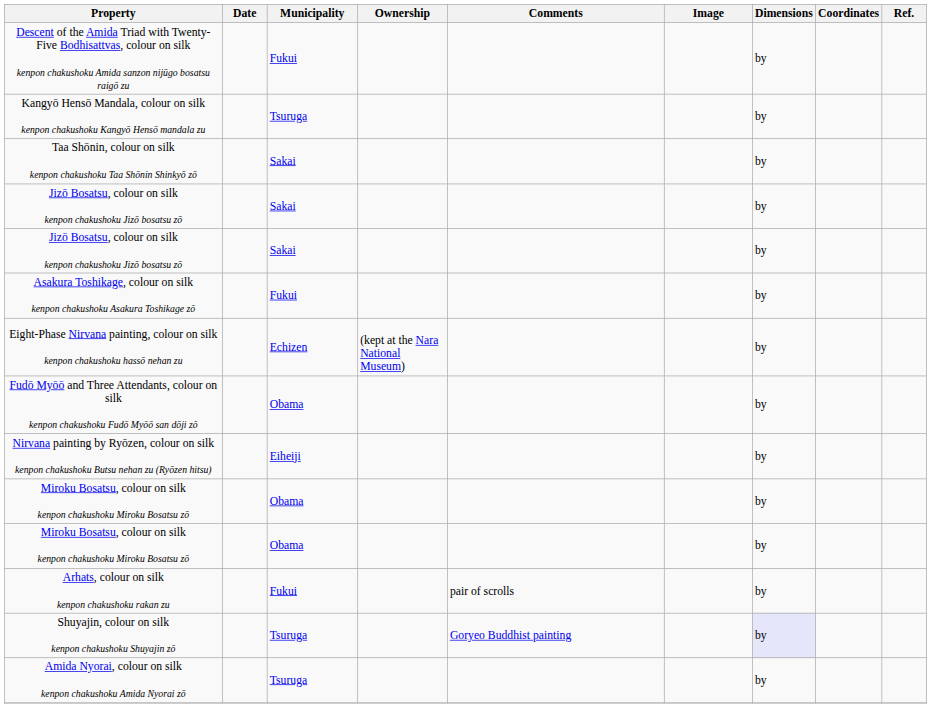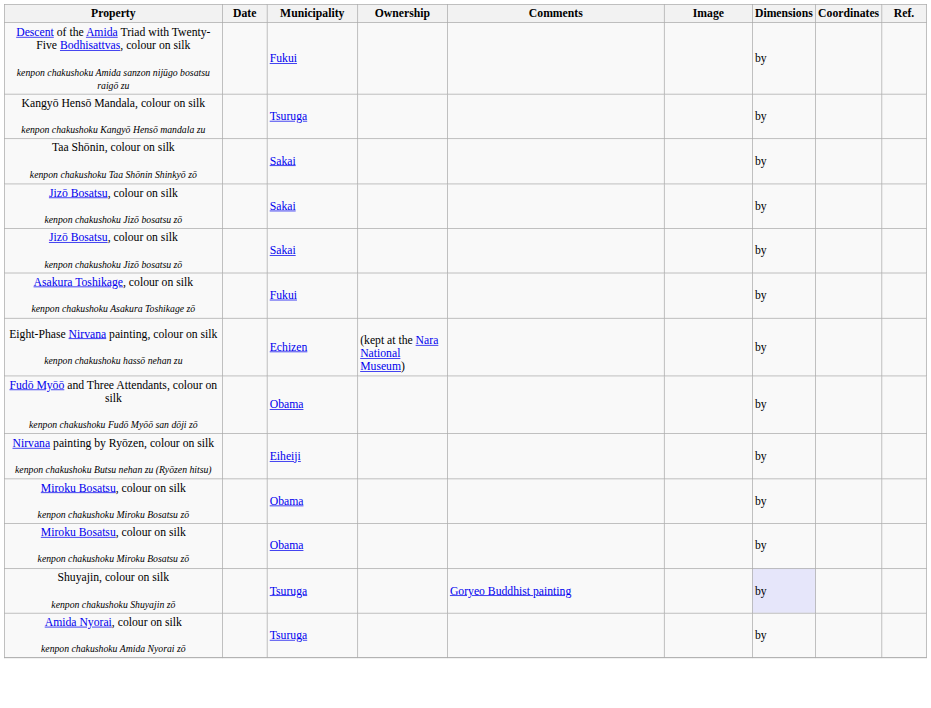- row: (113, 590)
